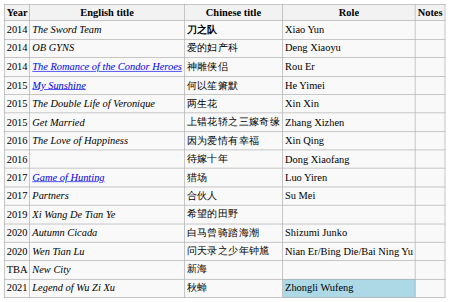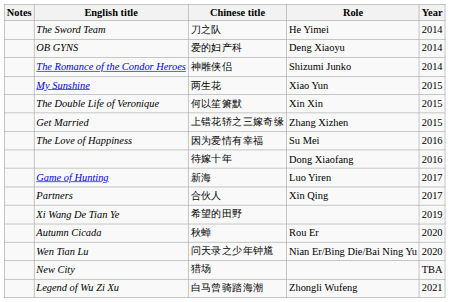columns swapped: (17, 12) <-> (430, 12)
(202, 29) bold -> (206, 29) normal
(305, 30) Xiao Yun -> (309, 30) He Yimei
(300, 67) Rou Er -> (320, 67) Shizumi Junko
(213, 85) 何以笙箫默 -> (206, 85) 两生花
(305, 85) He Yimei -> (309, 85) Xiao Yun
(202, 103) 两生花 -> (217, 103) 何以笙箫默
(305, 140) Xin Qing -> (304, 140) Su Mei
(197, 177) 猎场 -> (201, 177) 新海
(300, 196) Su Mei -> (309, 196) Xin Qing
(223, 232) 白马曾骑踏海潮 -> (201, 232) 秋蝉
(316, 233) Shizumi Junko -> (304, 233) Rou Er
(197, 269) 新海 -> (201, 269) 猎场
(197, 288) 秋蝉 -> (227, 288) 白马曾骑踏海潮
(319, 288) lightblue background -> (323, 288) no background
